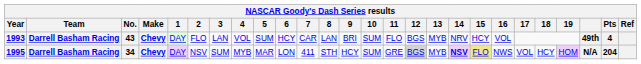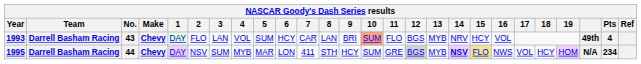(372, 38) no background -> (372, 38) lightsalmon background
(130, 52) 34 -> (130, 52) 44
(610, 52) 204 -> (610, 52) 234
